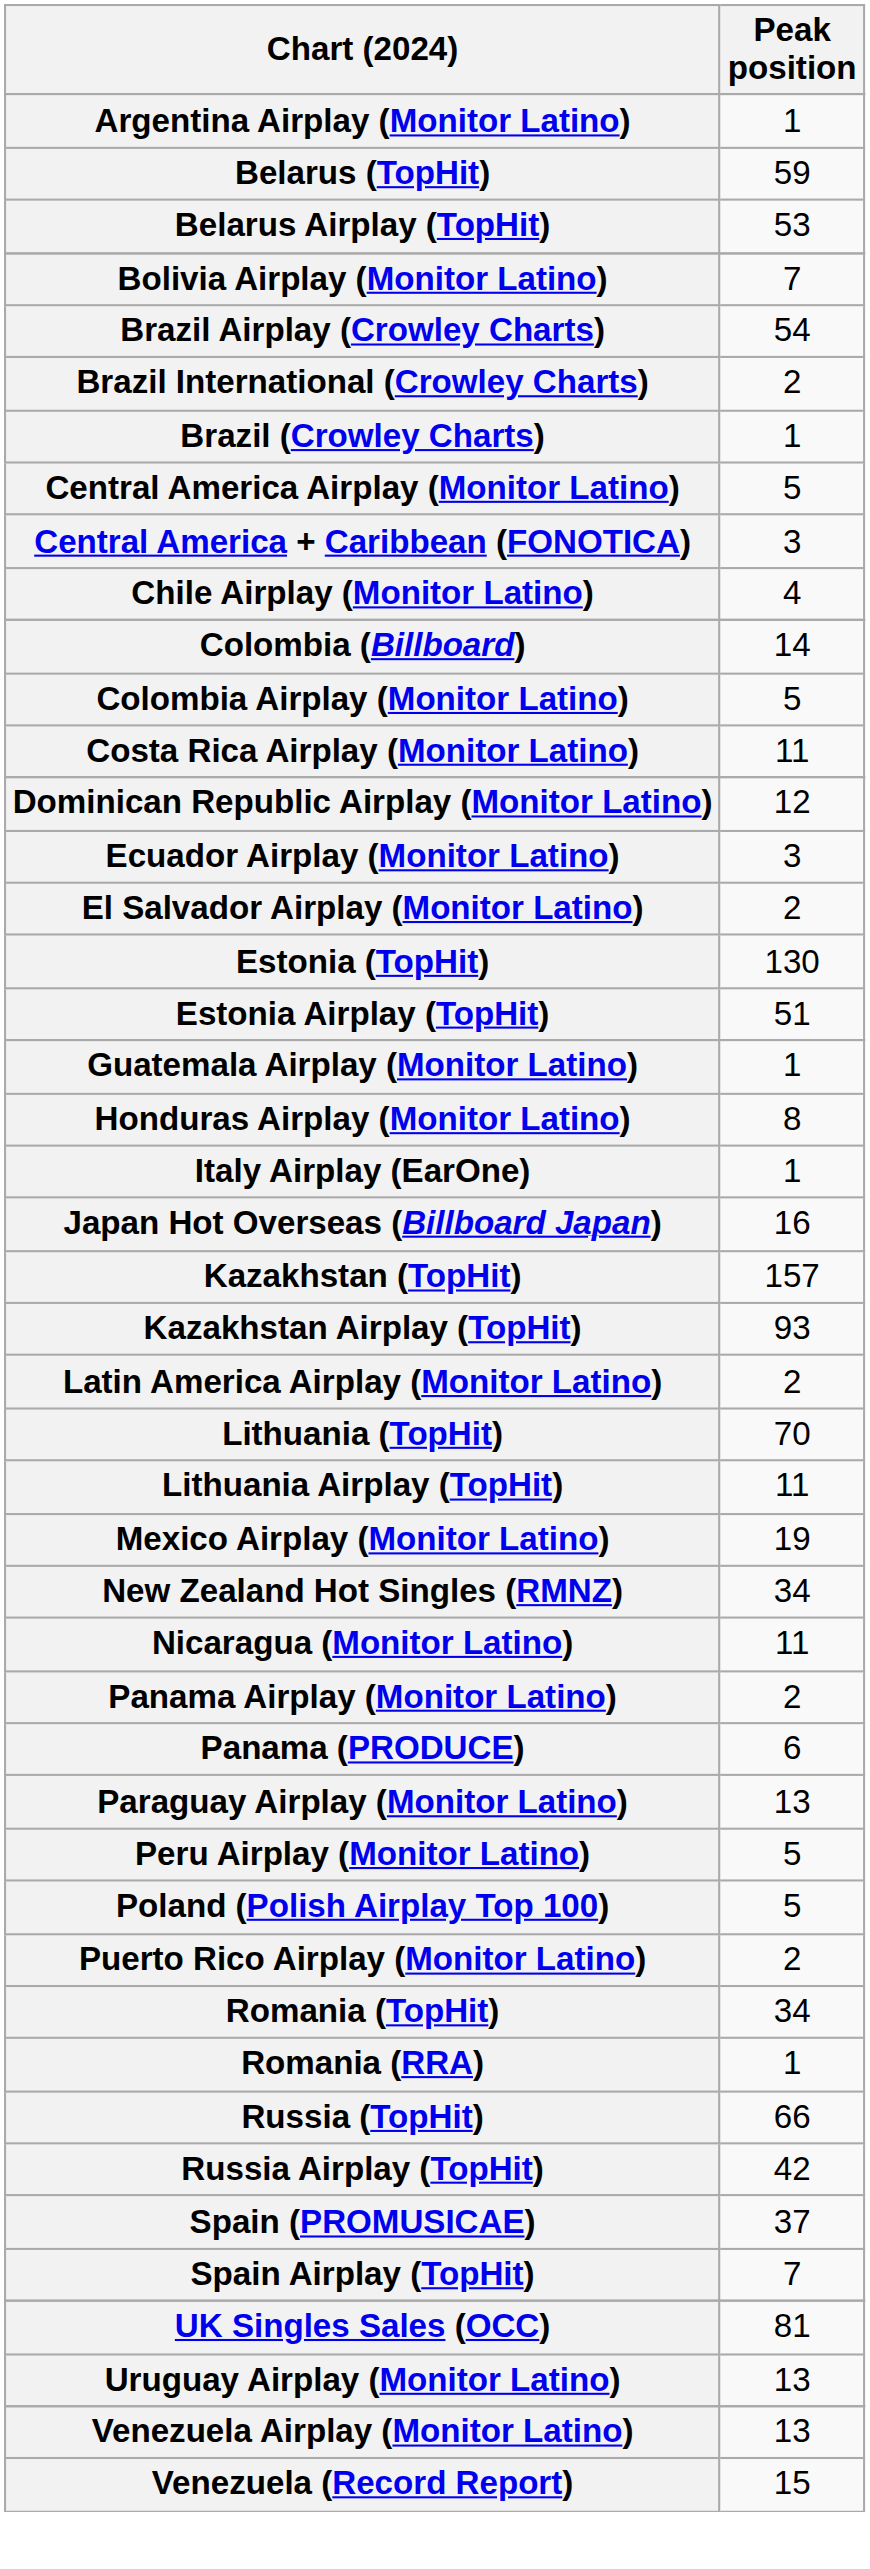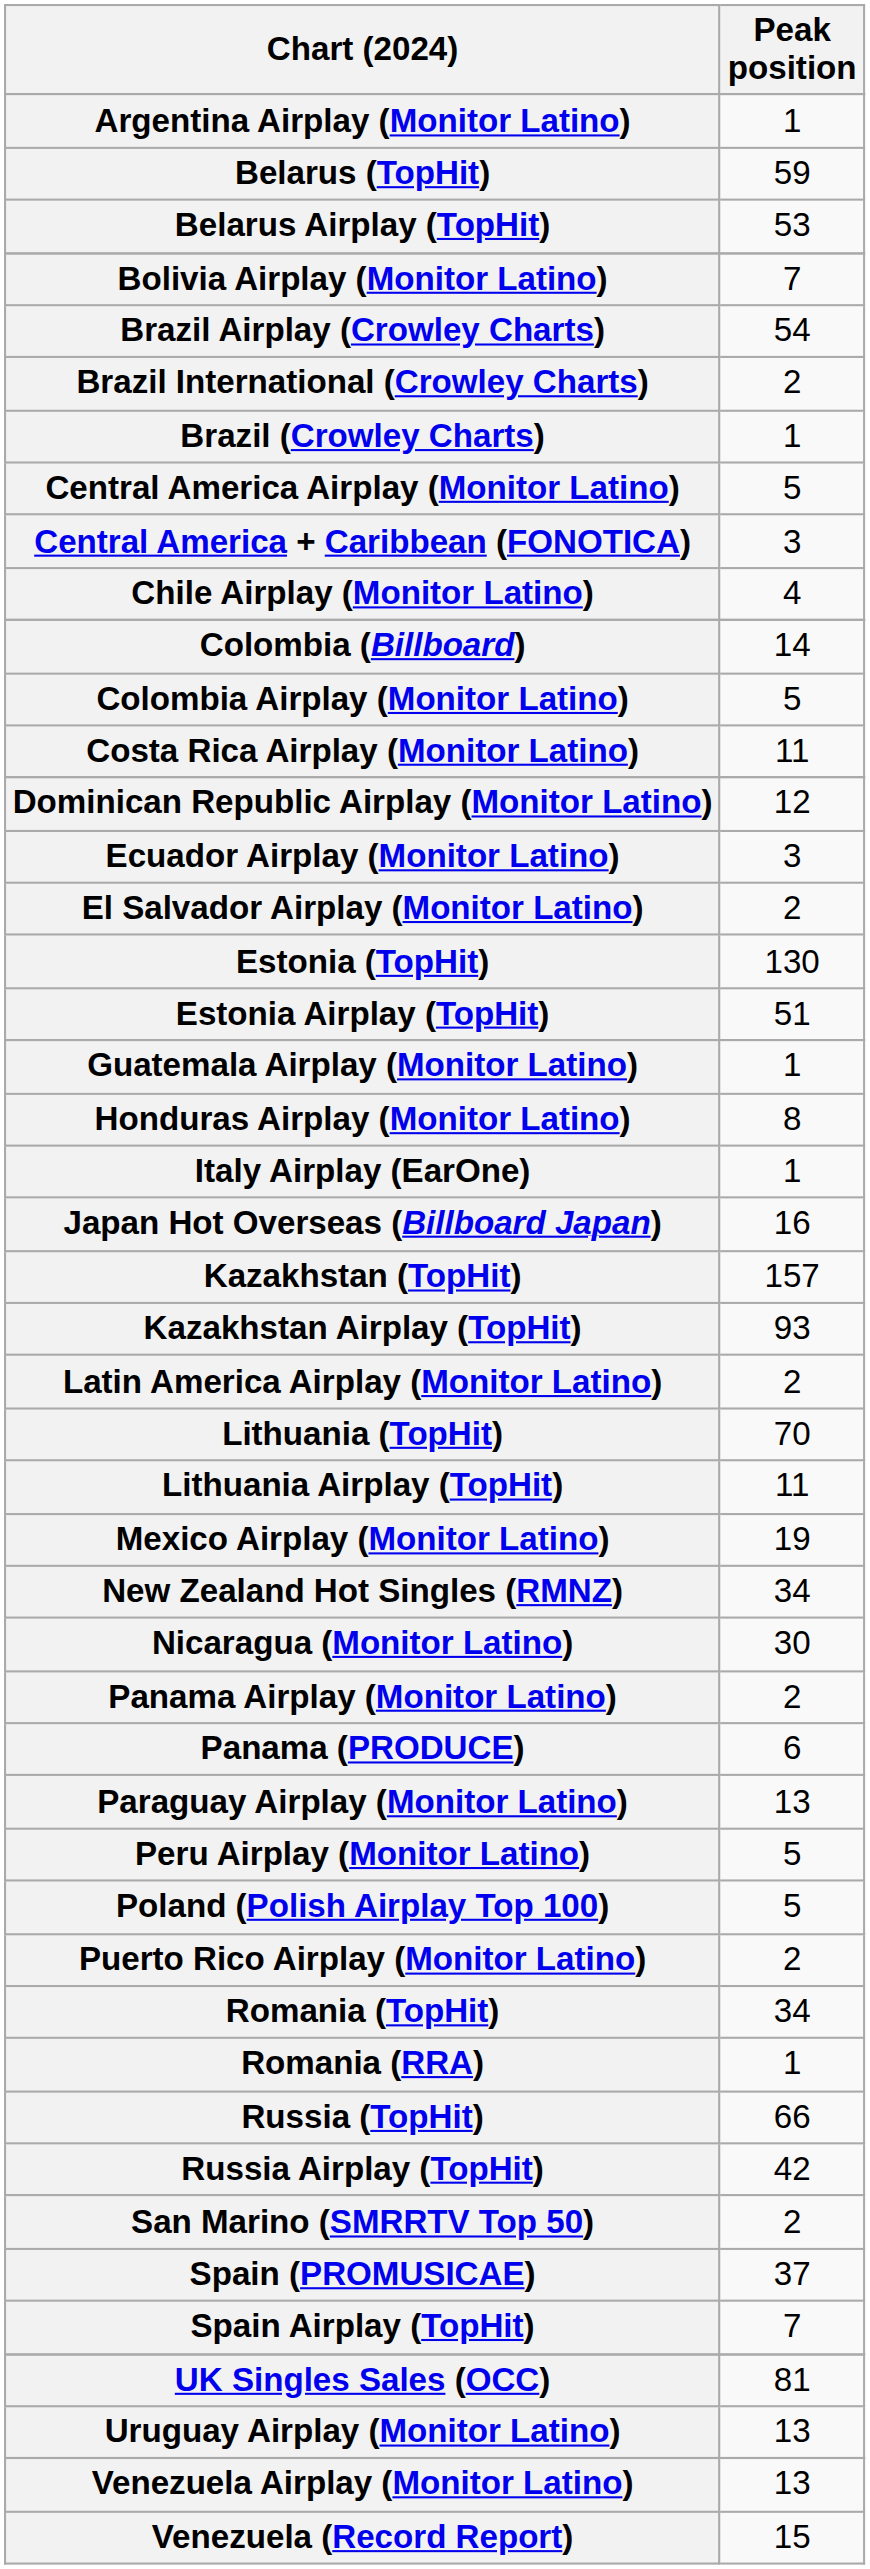(792, 1643) 11 -> (792, 1643) 30
+ row: (363, 2221)
